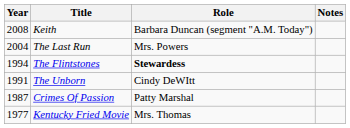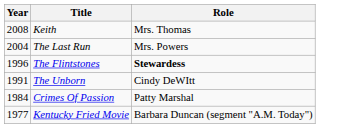- column: (330, 13)
(223, 30) Barbara Duncan (segment "A.M. Today") -> (162, 30) Mrs. Thomas
(18, 64) 1994 -> (18, 64) 1996
(18, 98) 1987 -> (18, 98) 1984
(162, 115) Mrs. Thomas -> (223, 115) Barbara Duncan (segment "A.M. Today")
